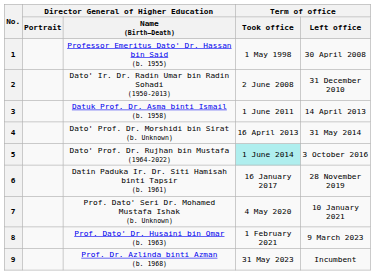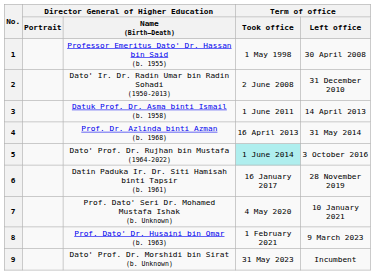(149, 133) Dato' Prof. Dr. Morshidi bin Sirat (b. Unknown) -> (149, 133) Prof. Dr. Azlinda binti Azman (b. 1968)
(149, 259) Prof. Dr. Azlinda binti Azman (b. 1968) -> (149, 259) Dato' Prof. Dr. Morshidi bin Sirat (b. Unknown)
